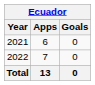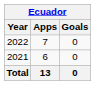rows swapped: (18, 42) <-> (18, 57)
